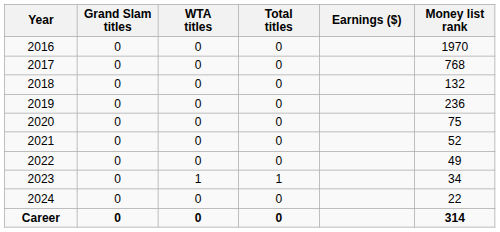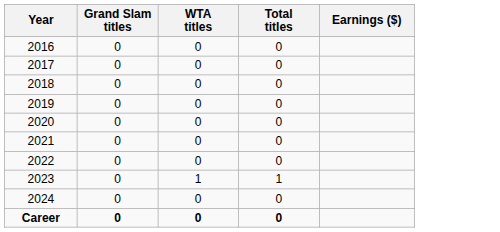- column: (455, 20)
